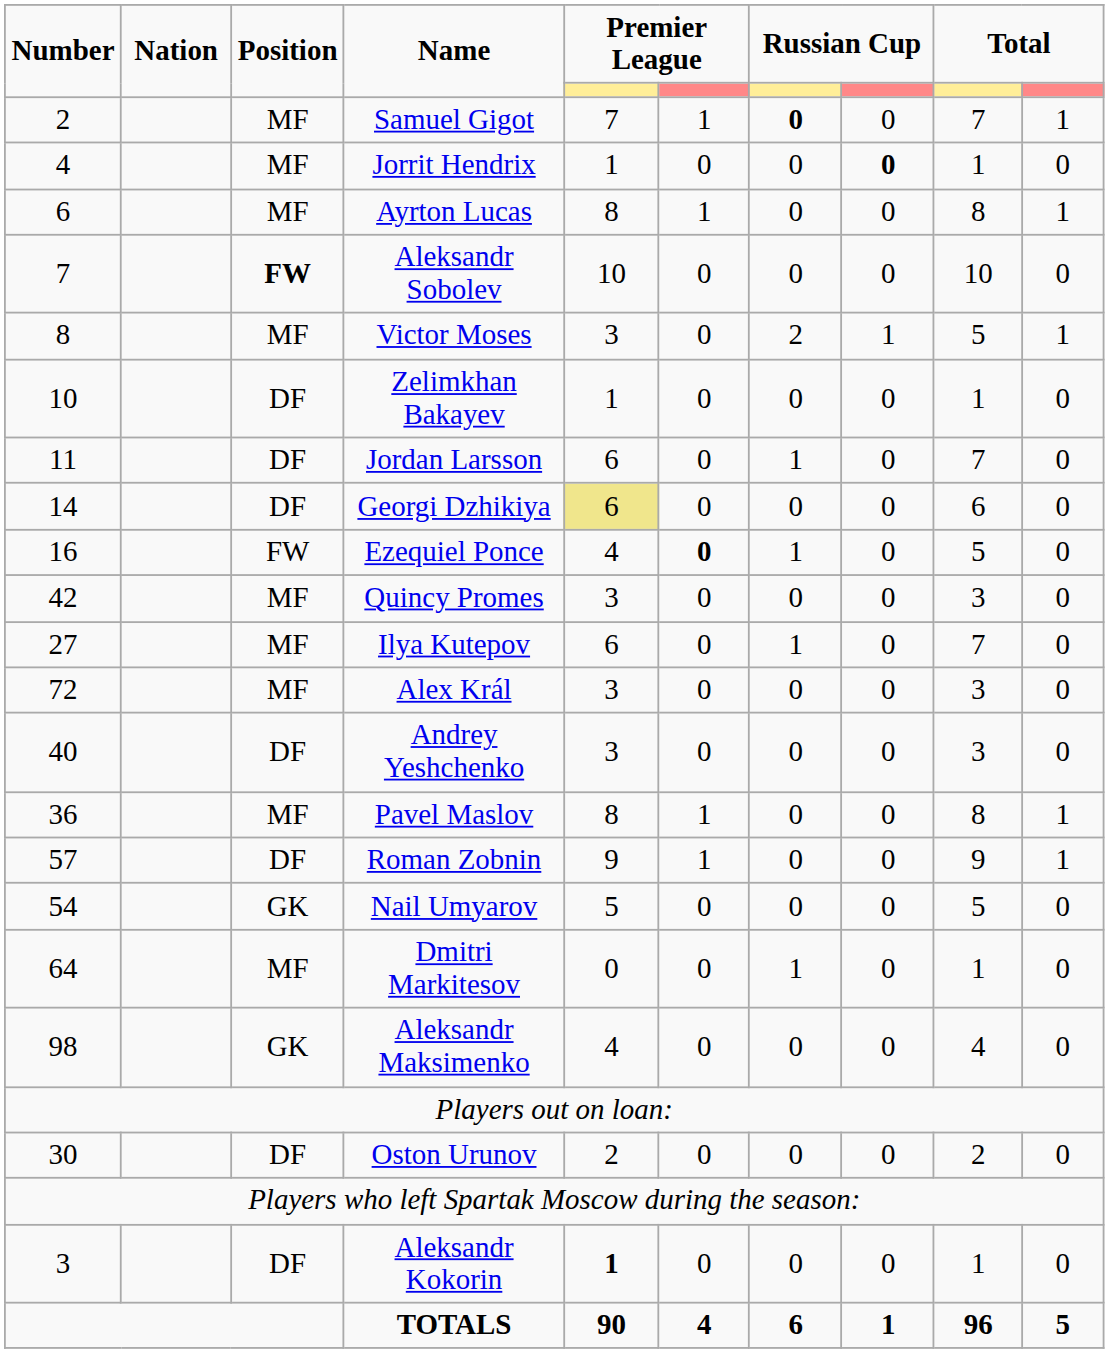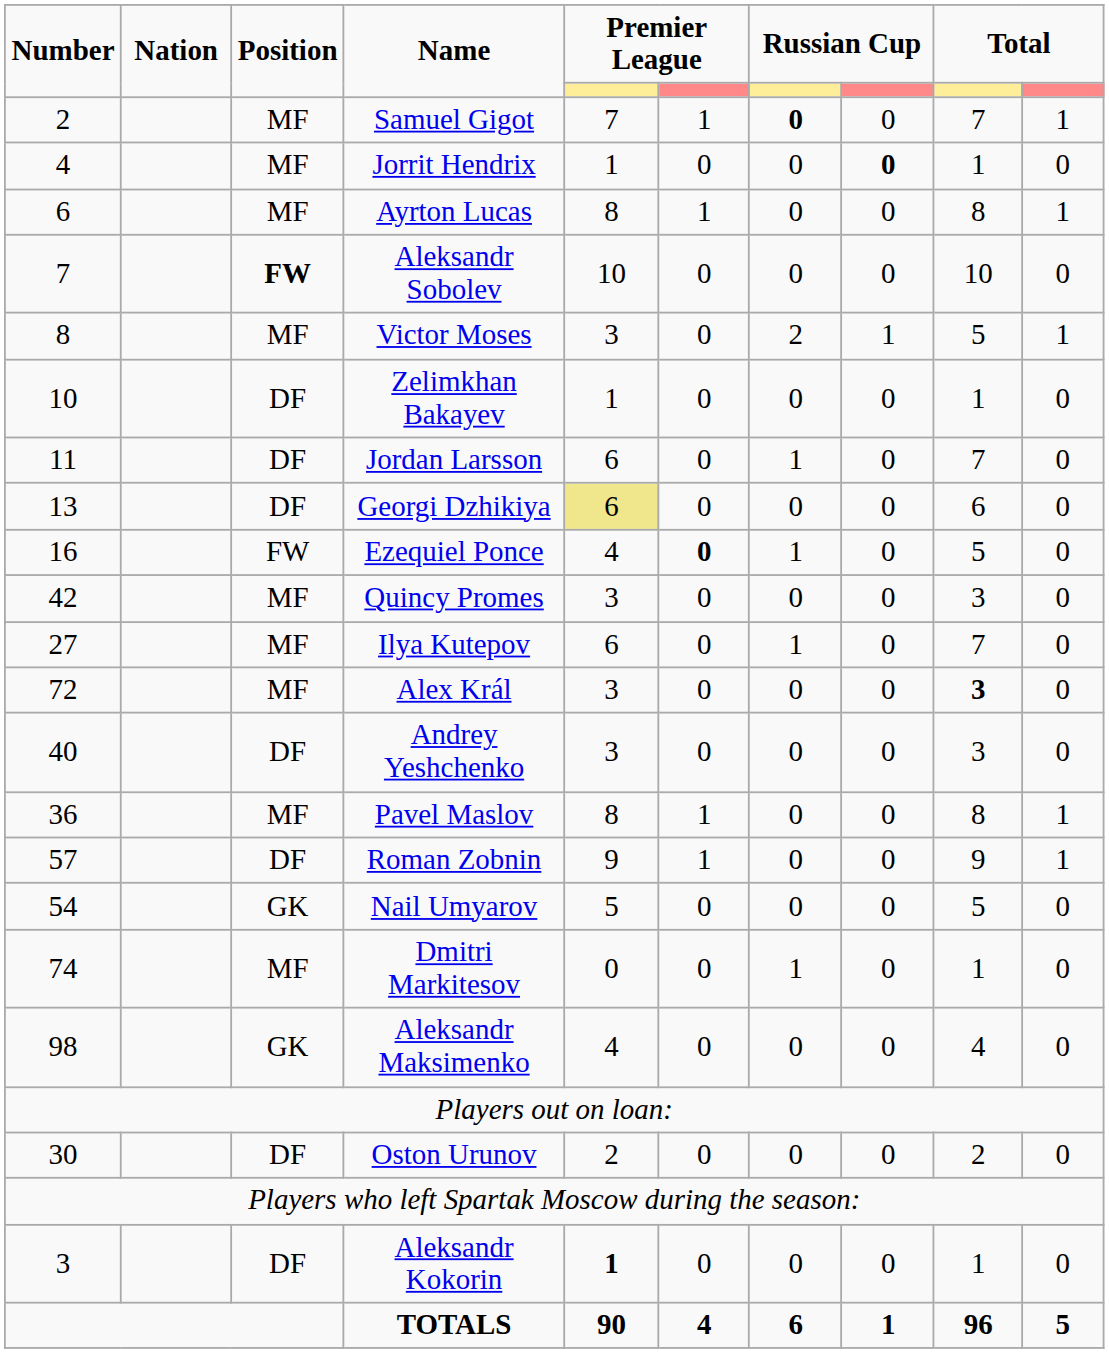(63, 505) 14 -> (63, 505) 13
(978, 689) normal -> (978, 689) bold
(63, 968) 64 -> (63, 968) 74
